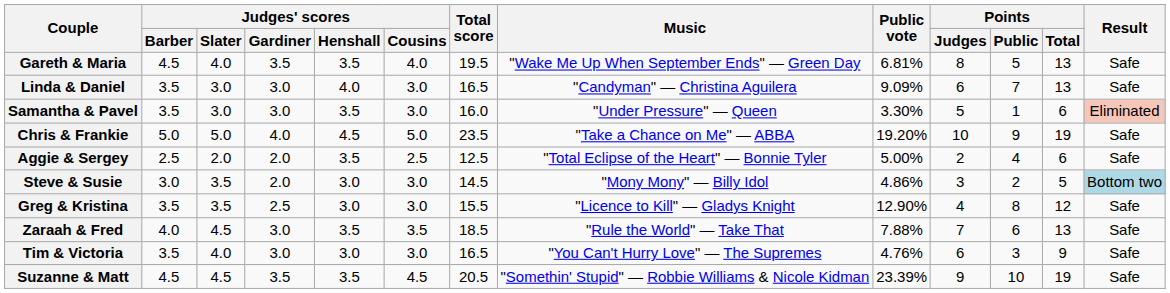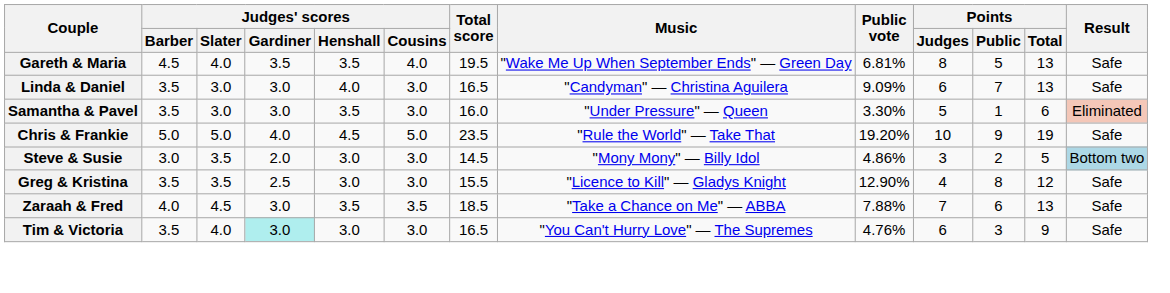(685, 135) "Take a Chance on Me" — ABBA -> (676, 135) "Rule the World" — Take That
- row: (73, 159)
(685, 230) "Rule the World" — Take That -> (676, 206) "Take a Chance on Me" — ABBA
(280, 253) no background -> (280, 230) paleturquoise background
- row: (73, 277)
